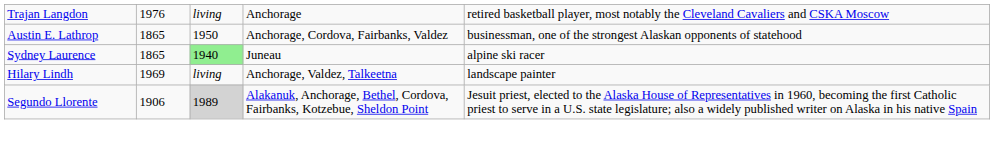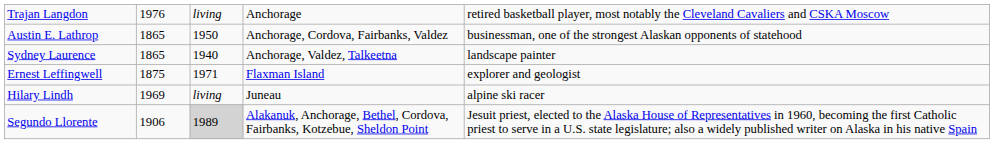(205, 54) lightgreen background -> (205, 54) no background
(264, 54) Juneau -> (321, 54) Anchorage, Valdez, Talkeetna
(506, 54) alpine ski racer -> (511, 54) landscape painter
+ row: (55, 74)
(321, 74) Anchorage, Valdez, Talkeetna -> (264, 94) Juneau
(511, 74) landscape painter -> (506, 94) alpine ski racer
